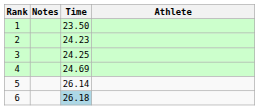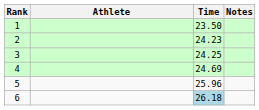columns swapped: (173, 12) <-> (45, 12)
(76, 84) 26.14 -> (209, 84) 25.96
